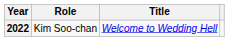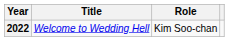columns swapped: (159, 12) <-> (65, 12)
